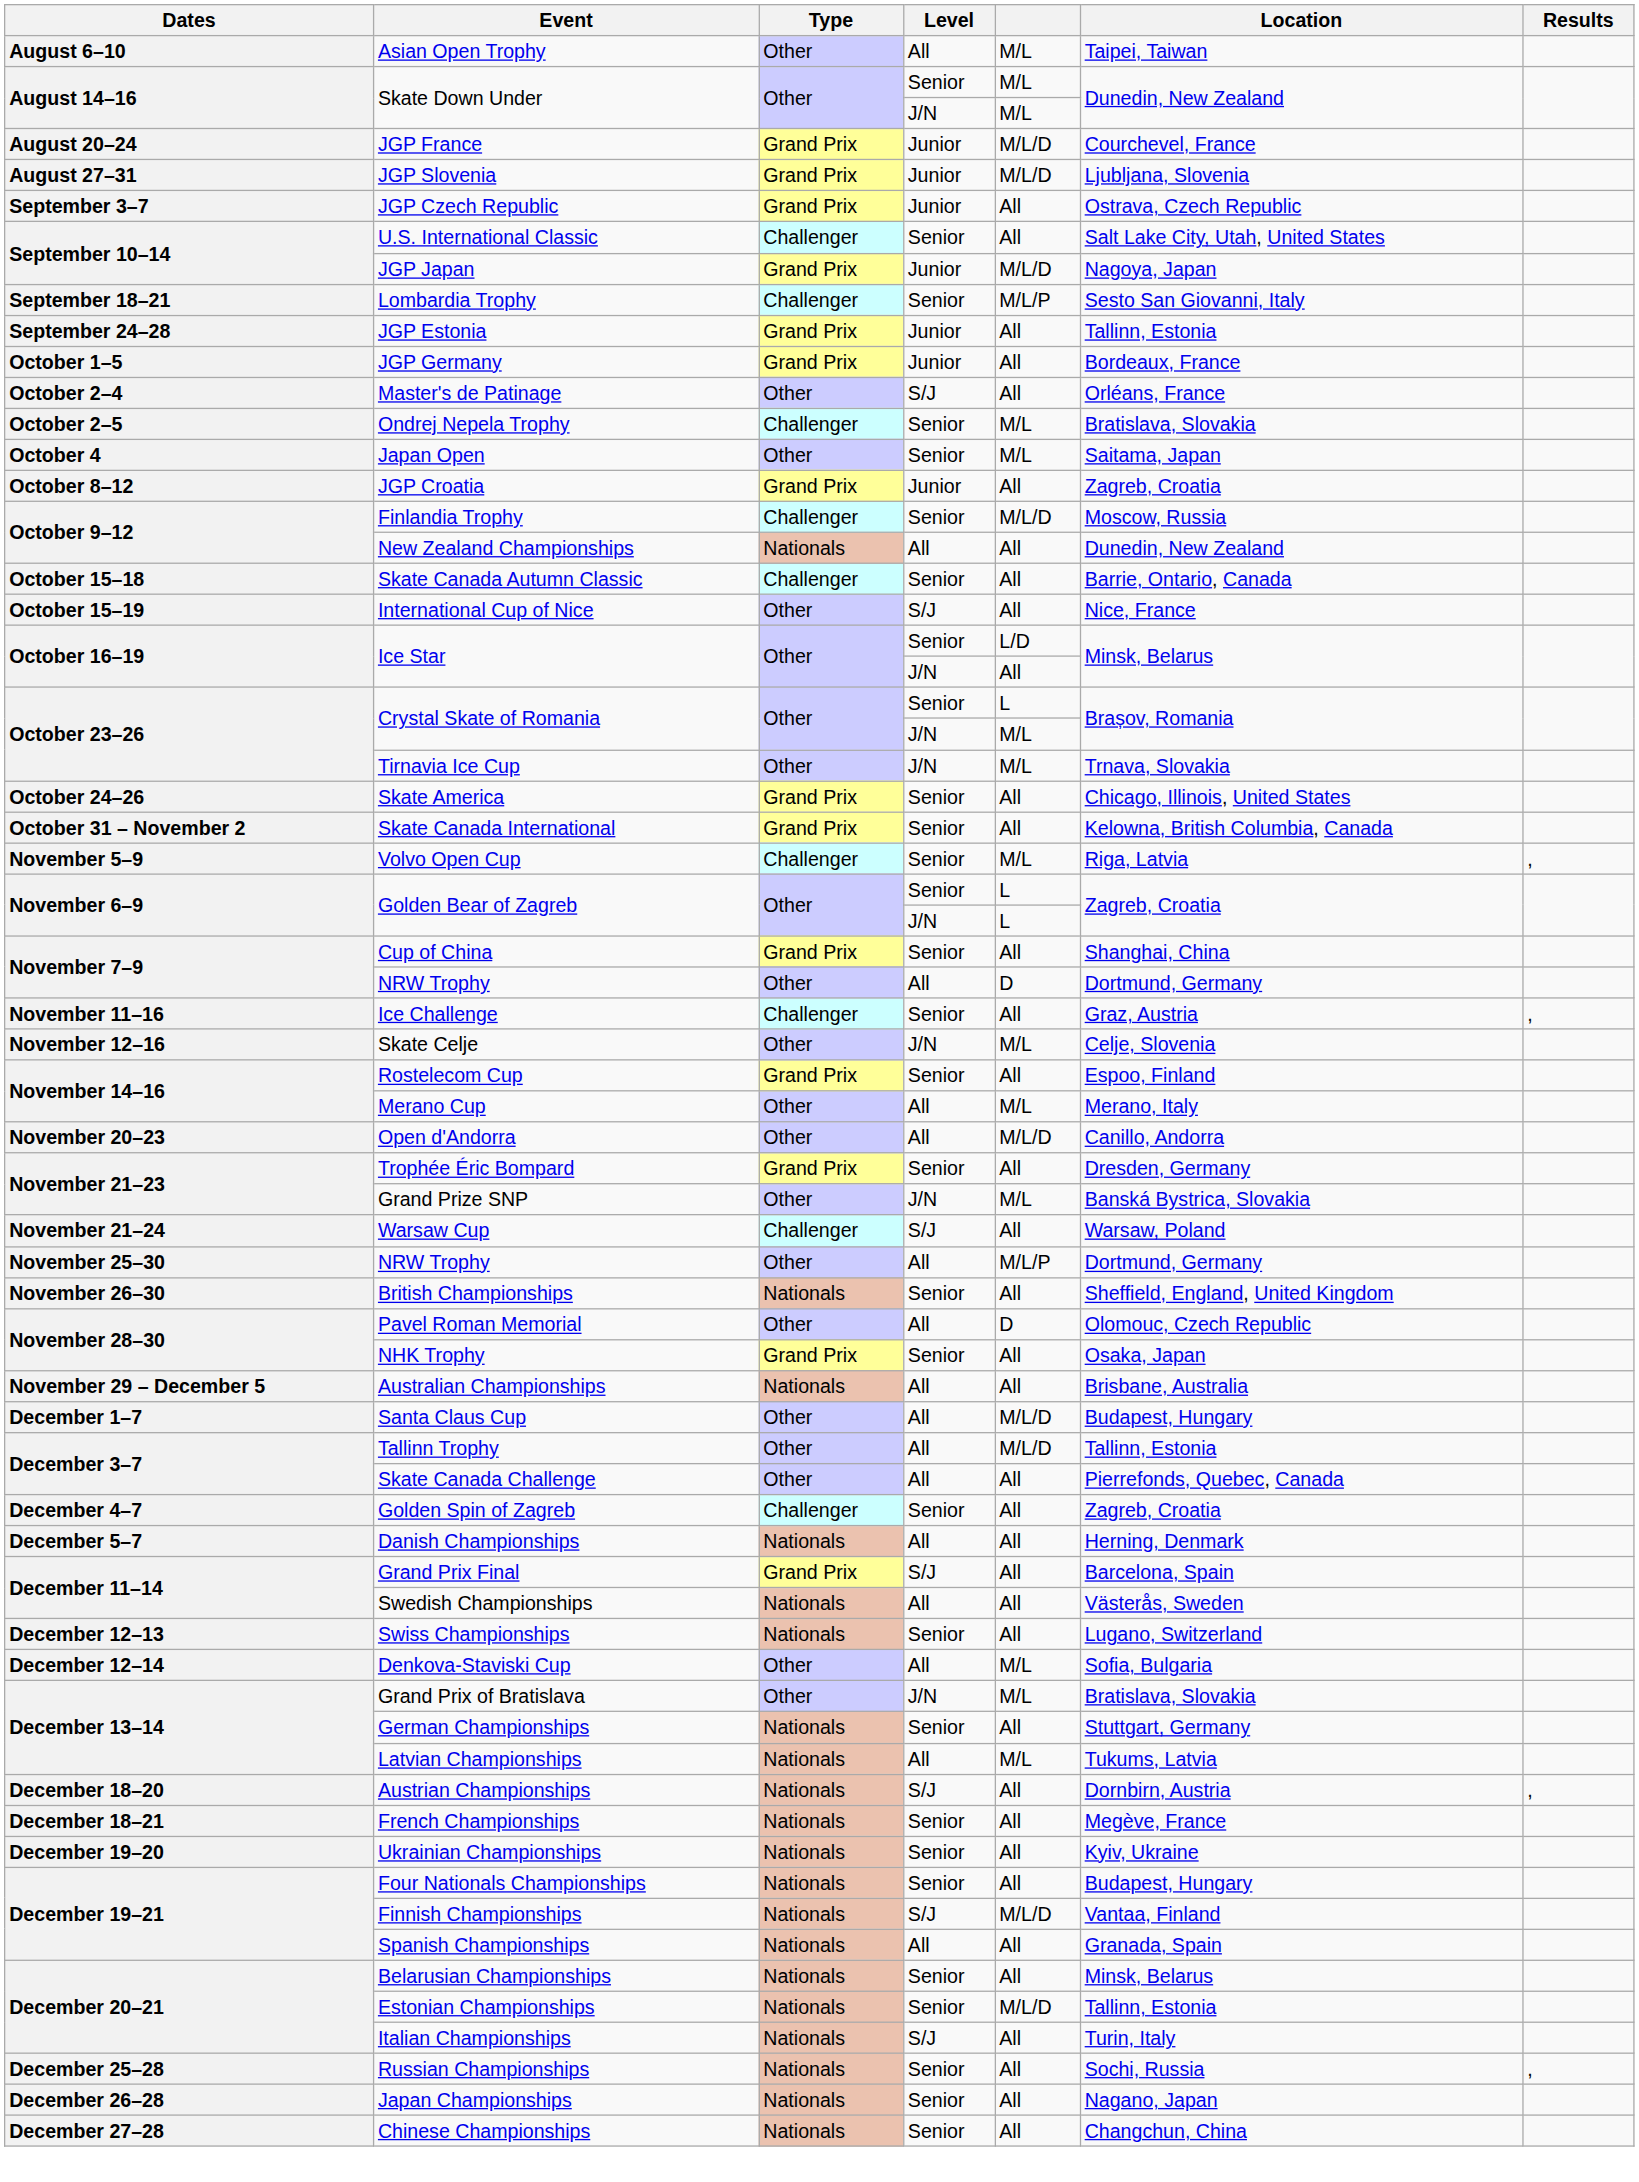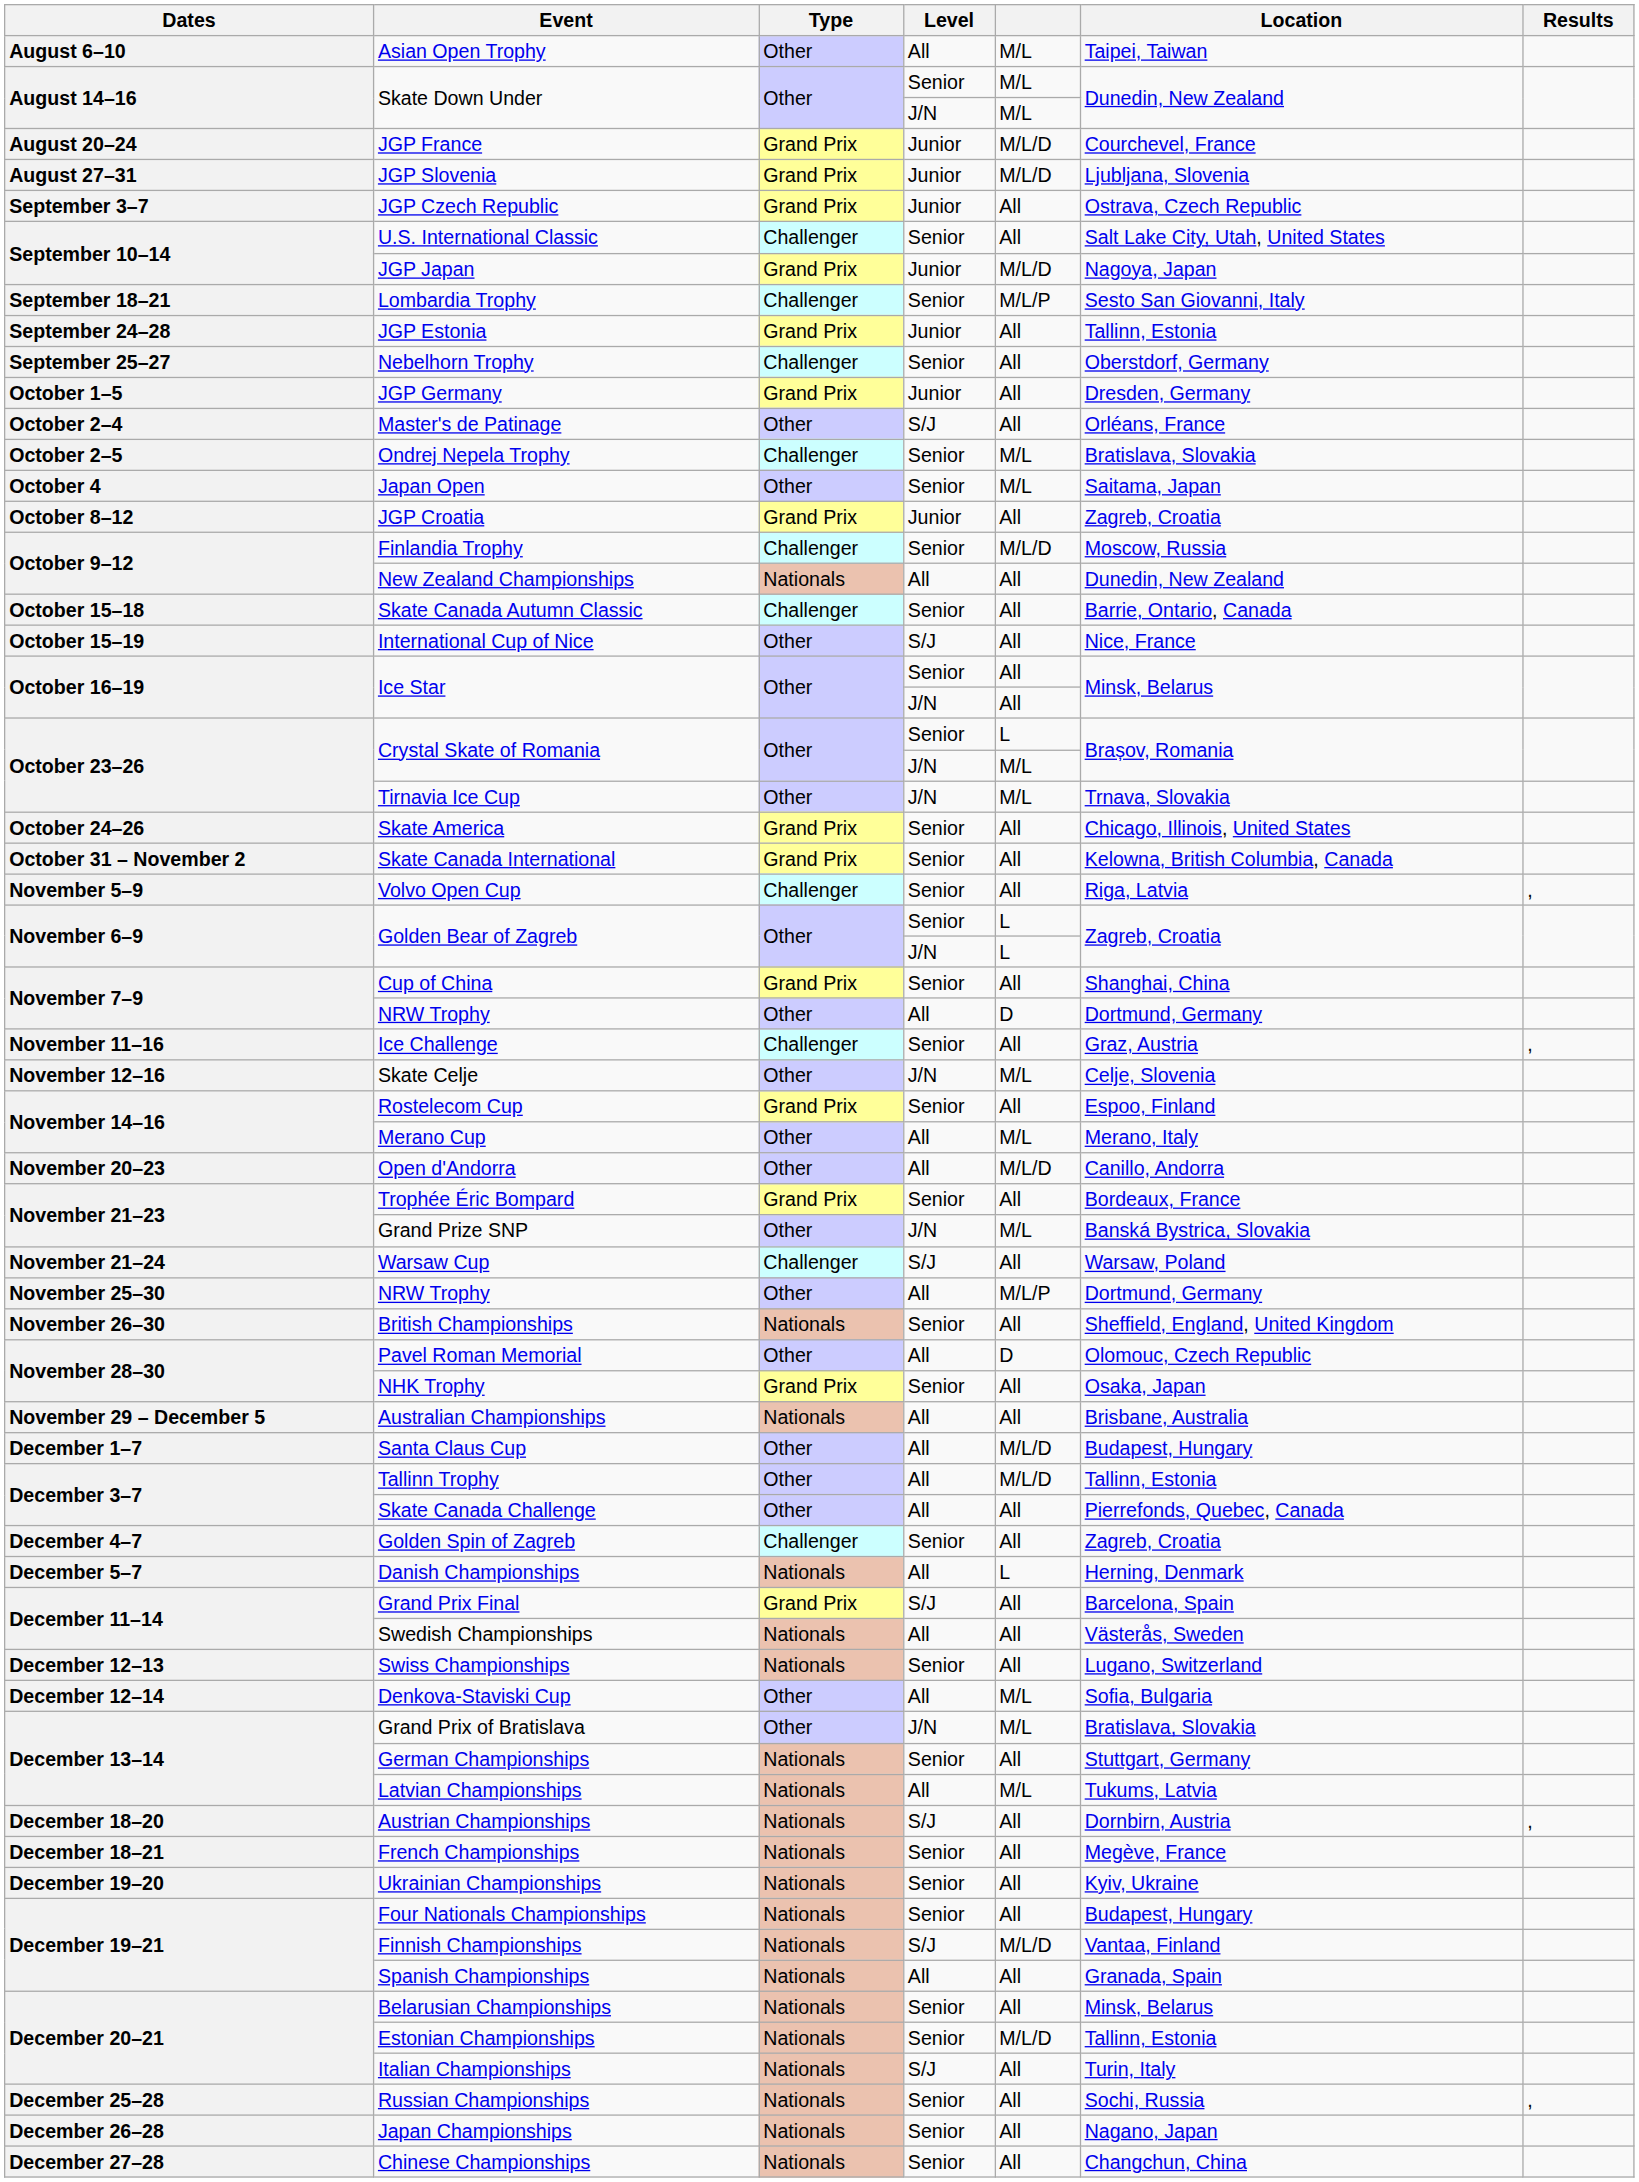+ row: (456, 362)
(1163, 362) Bordeaux, France -> (1167, 393) Dresden, Germany
(1015, 641) L/D -> (1010, 672) All
(1016, 858) M/L -> (1010, 889) All
(1167, 1169) Dresden, Germany -> (1163, 1200) Bordeaux, France
(1010, 1541) All -> (1005, 1572) L
